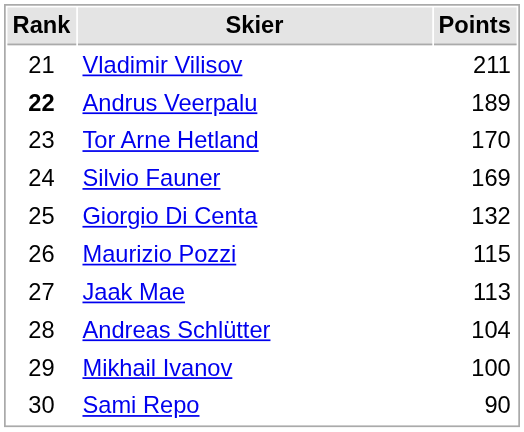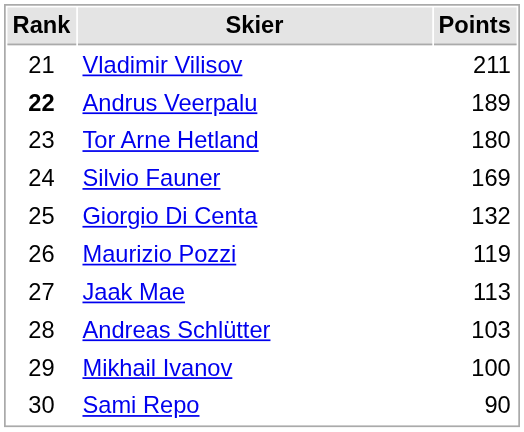(491, 141) 170 -> (491, 141) 180
(492, 254) 115 -> (492, 254) 119
(491, 330) 104 -> (491, 330) 103
